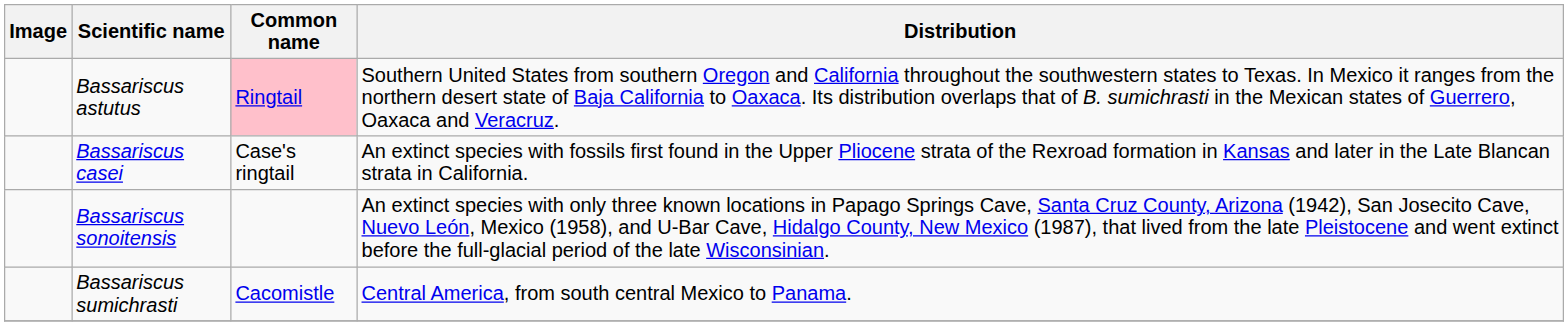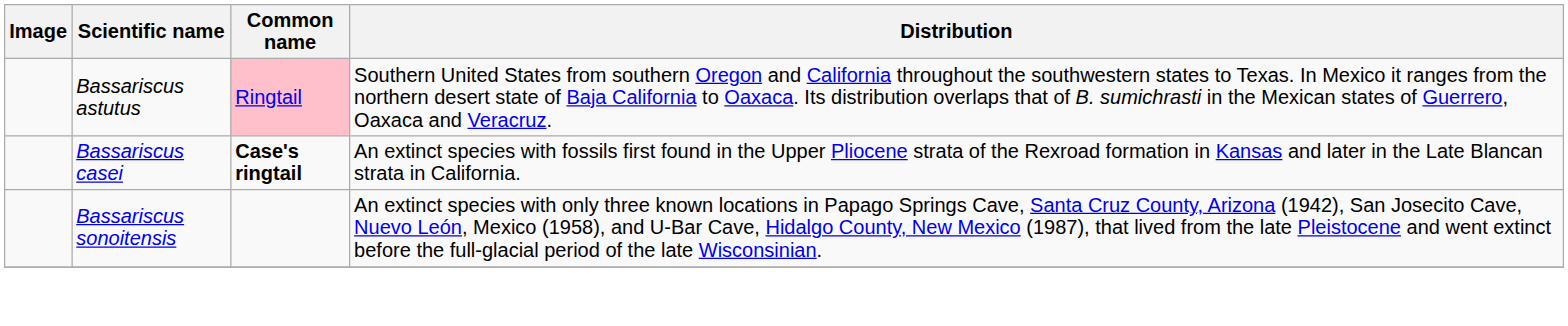(266, 162) normal -> (269, 162) bold
- row: (130, 293)
